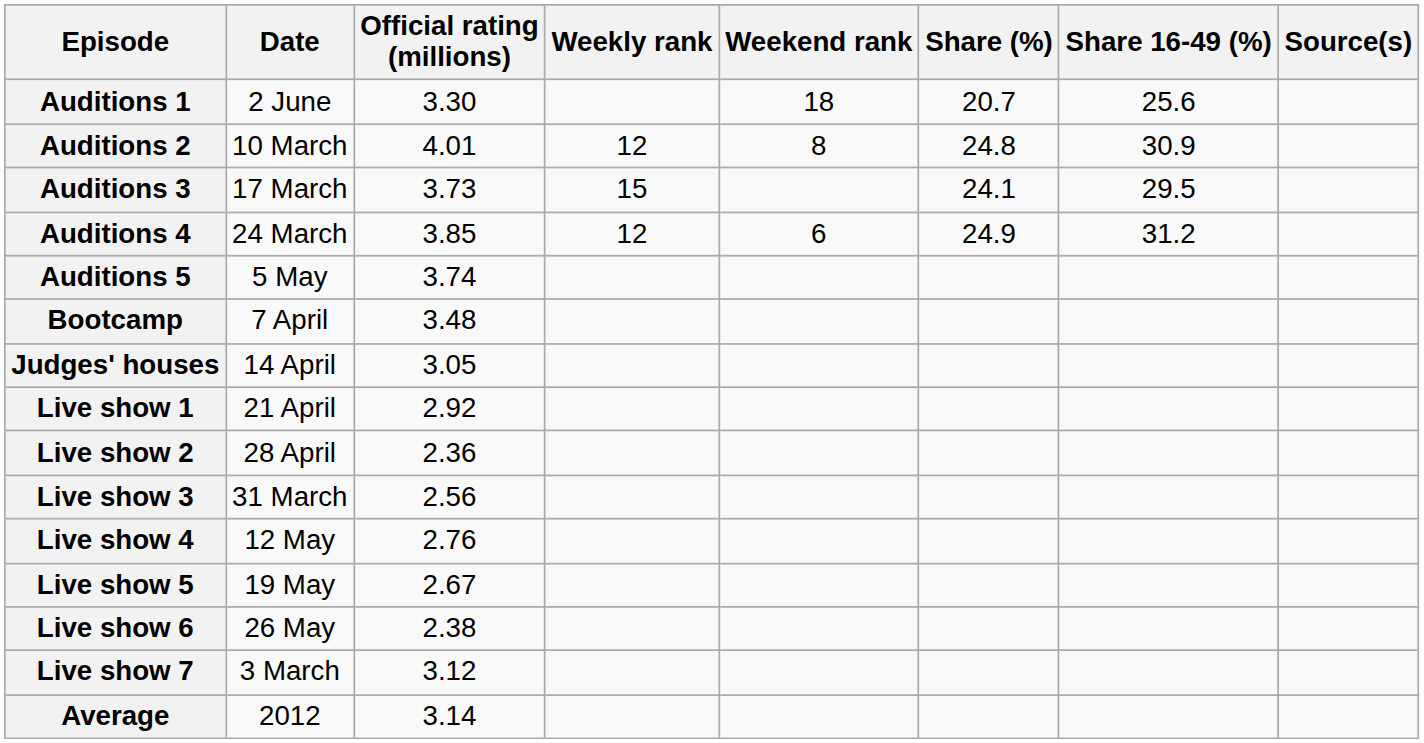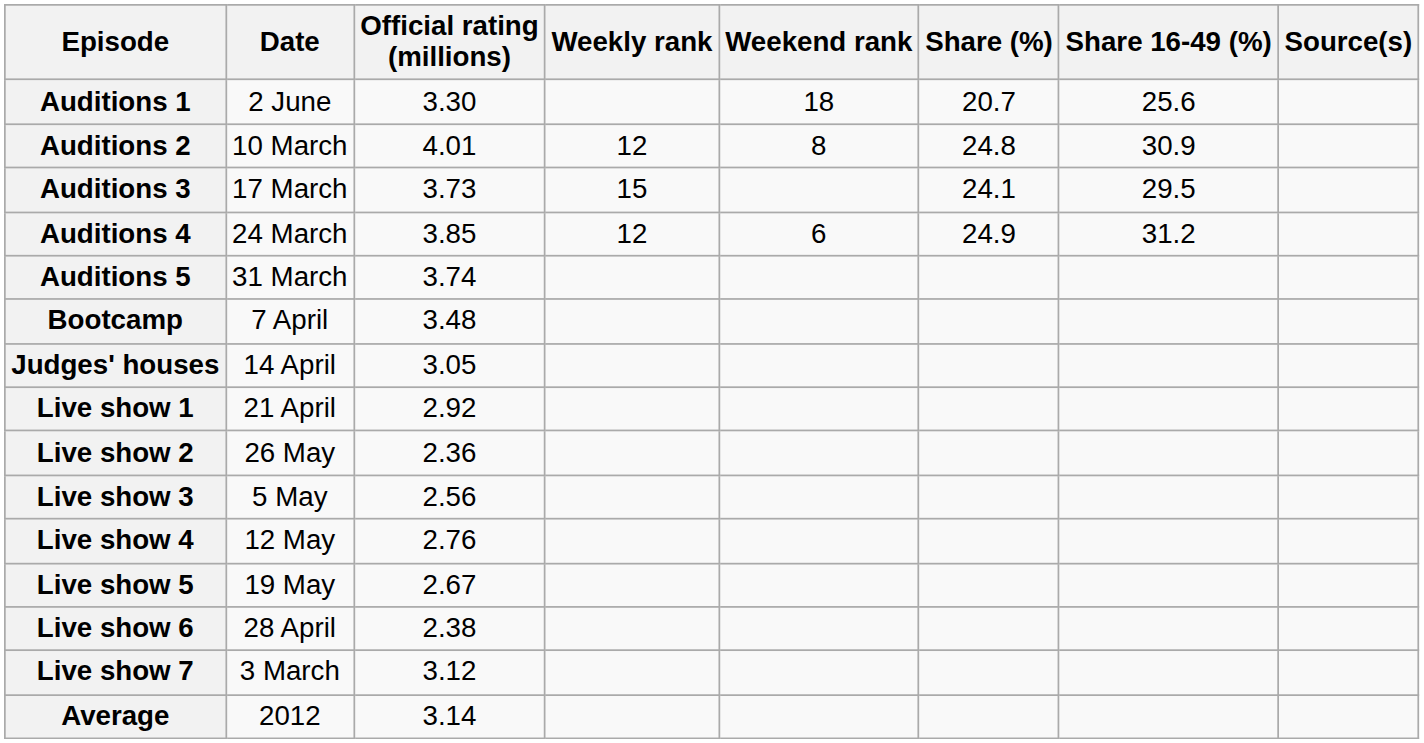(290, 277) 5 May -> (290, 277) 31 March
(290, 452) 28 April -> (290, 452) 26 May
(290, 496) 31 March -> (290, 496) 5 May
(290, 628) 26 May -> (290, 628) 28 April
